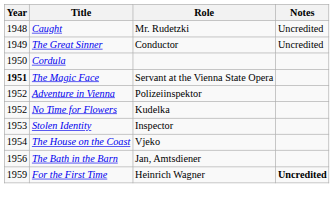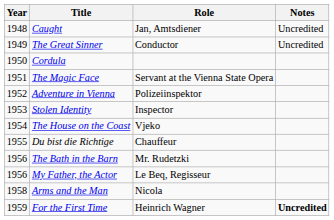(162, 28) Mr. Rudetzki -> (168, 28) Jan, Amtsdiener
(17, 77) bold -> (17, 77) normal
- row: (74, 110)
+ row: (73, 142)
(168, 158) Jan, Amtsdiener -> (162, 158) Mr. Rudetzki
+ row: (74, 175)
+ row: (70, 191)
